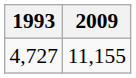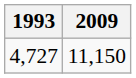(97, 55) 11,155 -> (97, 55) 11,150
